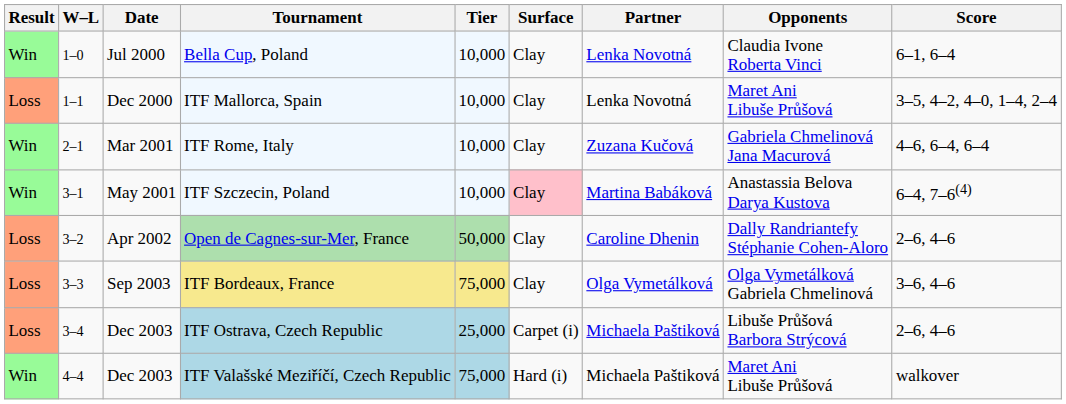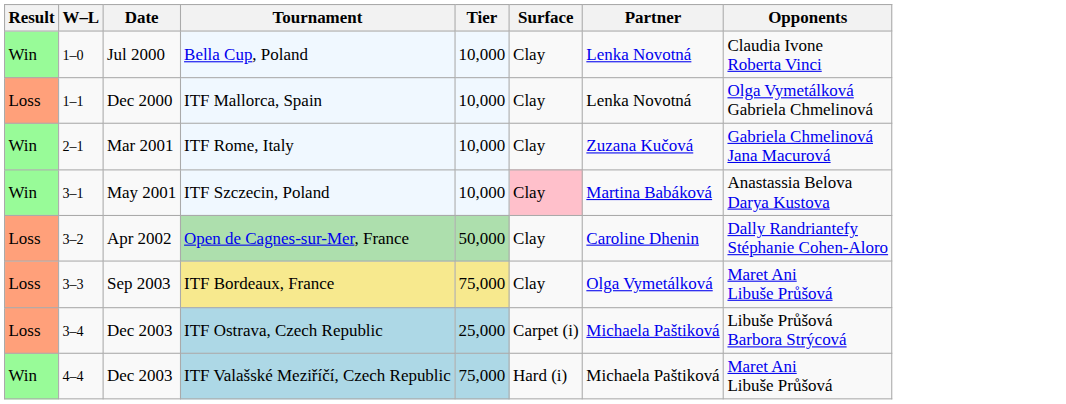- column: (976, 17)
(780, 100) Maret Ani Libuše Průšová -> (800, 100) Olga Vymetálková Gabriela Chmelinová
(800, 284) Olga Vymetálková Gabriela Chmelinová -> (780, 284) Maret Ani Libuše Průšová
